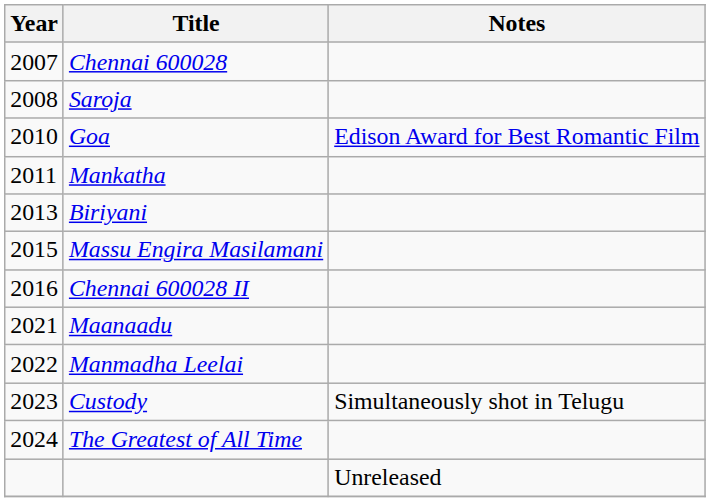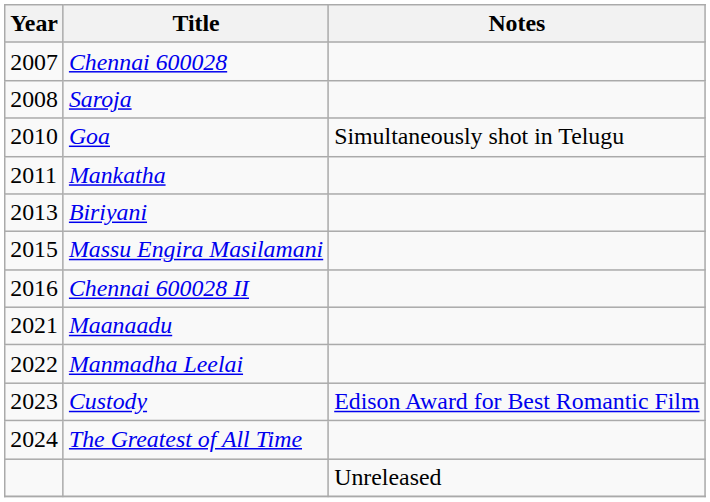(517, 136) Edison Award for Best Romantic Film -> (479, 136) Simultaneously shot in Telugu
(479, 401) Simultaneously shot in Telugu -> (517, 401) Edison Award for Best Romantic Film
